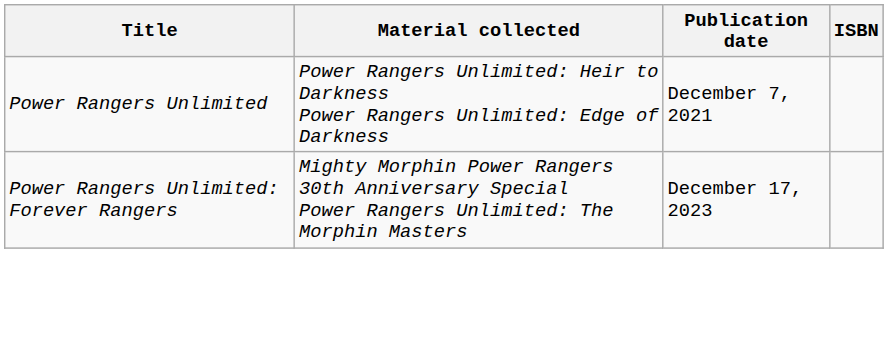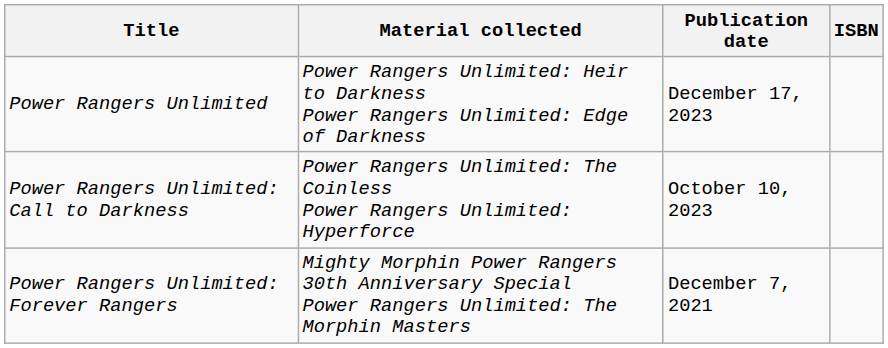(729, 104) December 7, 2021 -> (735, 104) December 17, 2023
+ row: (144, 200)
(735, 200) December 17, 2023 -> (730, 295) December 7, 2021
